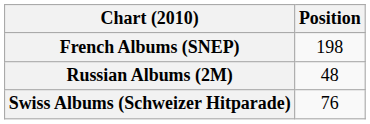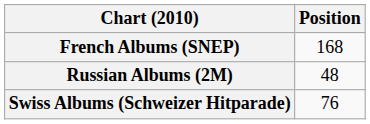(330, 47) 198 -> (330, 47) 168
